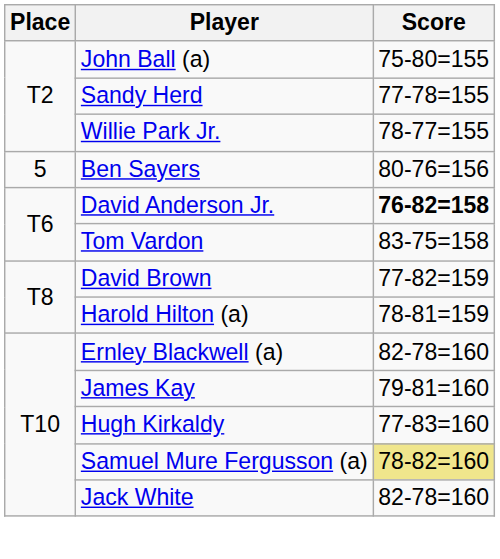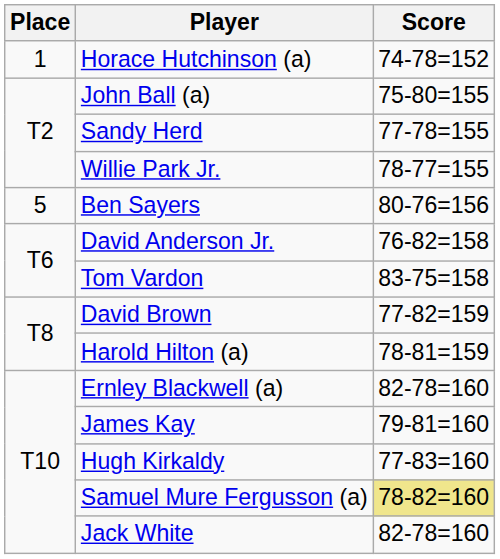+ row: (196, 59)
(434, 205) bold -> (434, 242) normal
